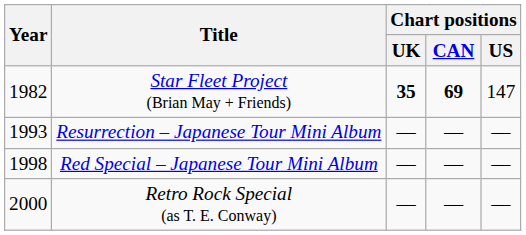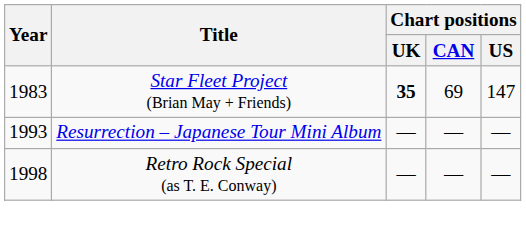(28, 91) 1982 -> (28, 91) 1983
(453, 91) bold -> (453, 91) normal
- row: (219, 163)
(28, 204) 2000 -> (28, 173) 1998
